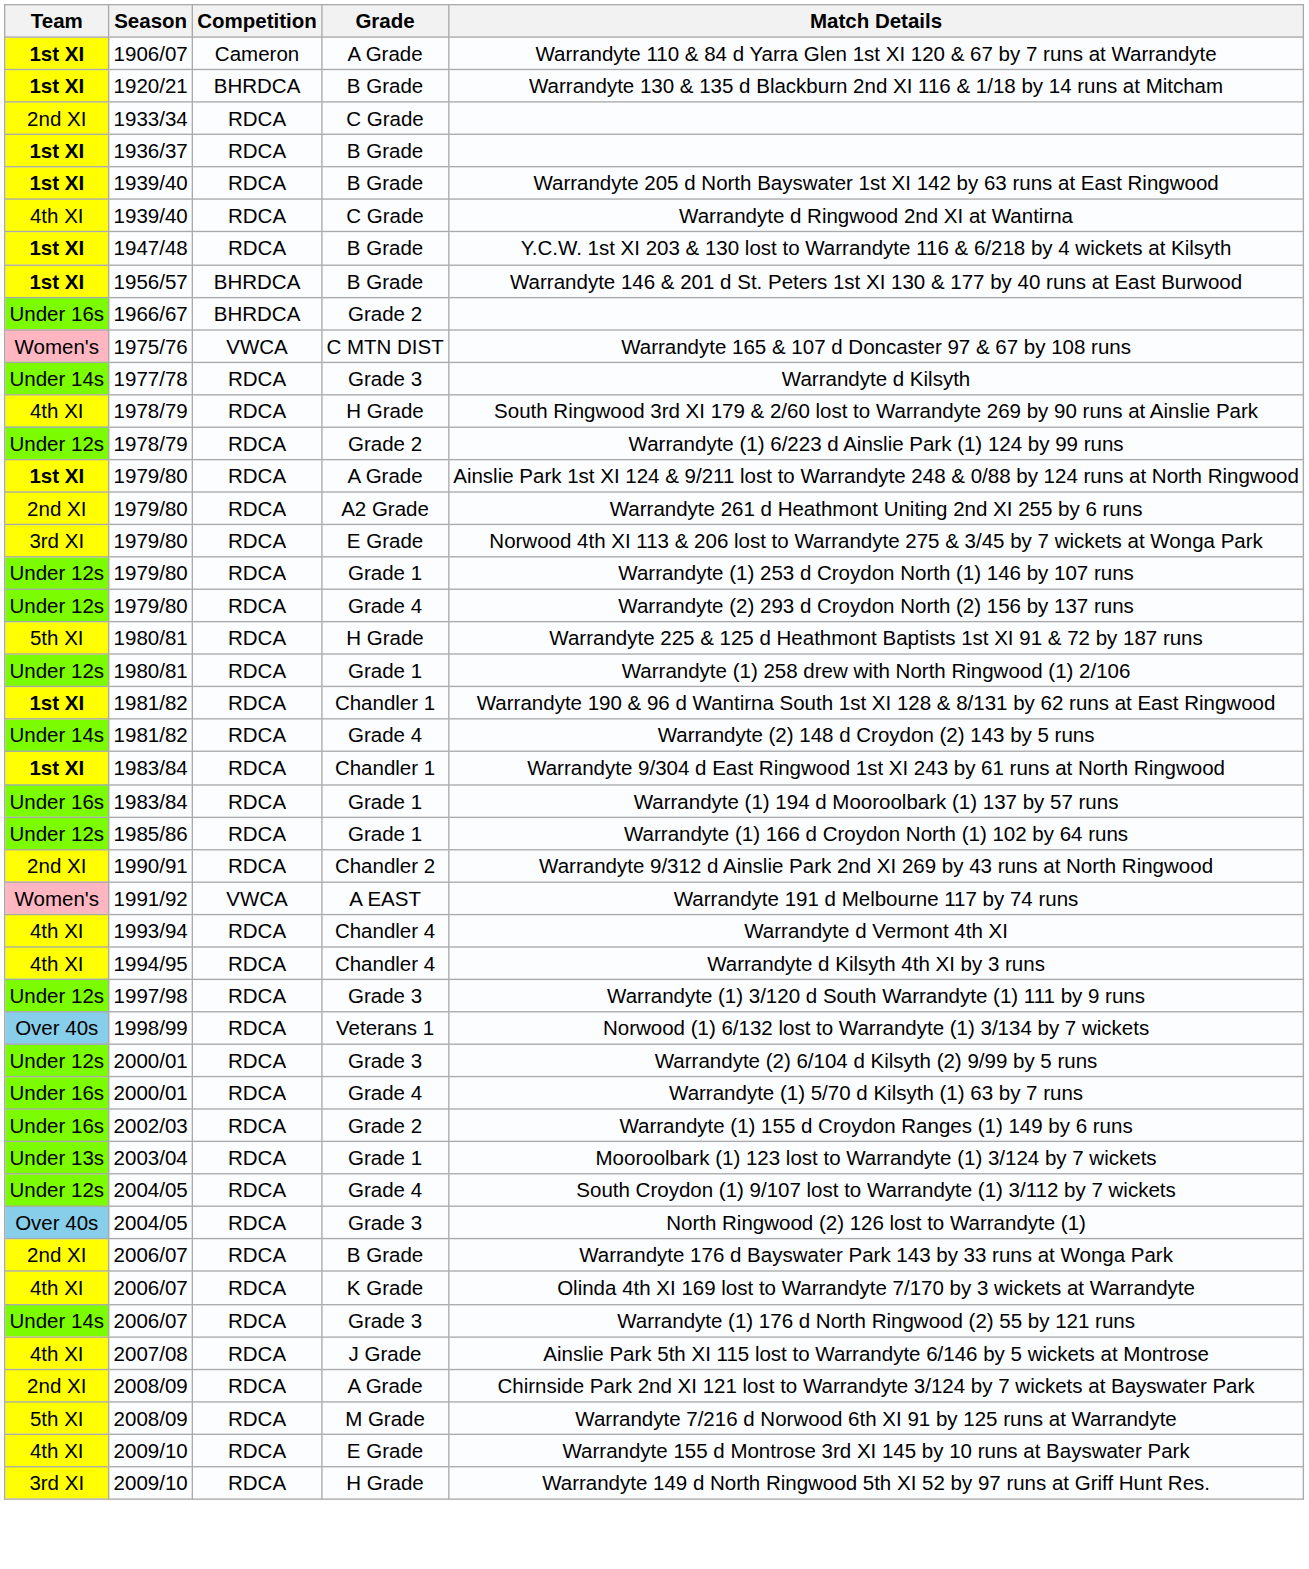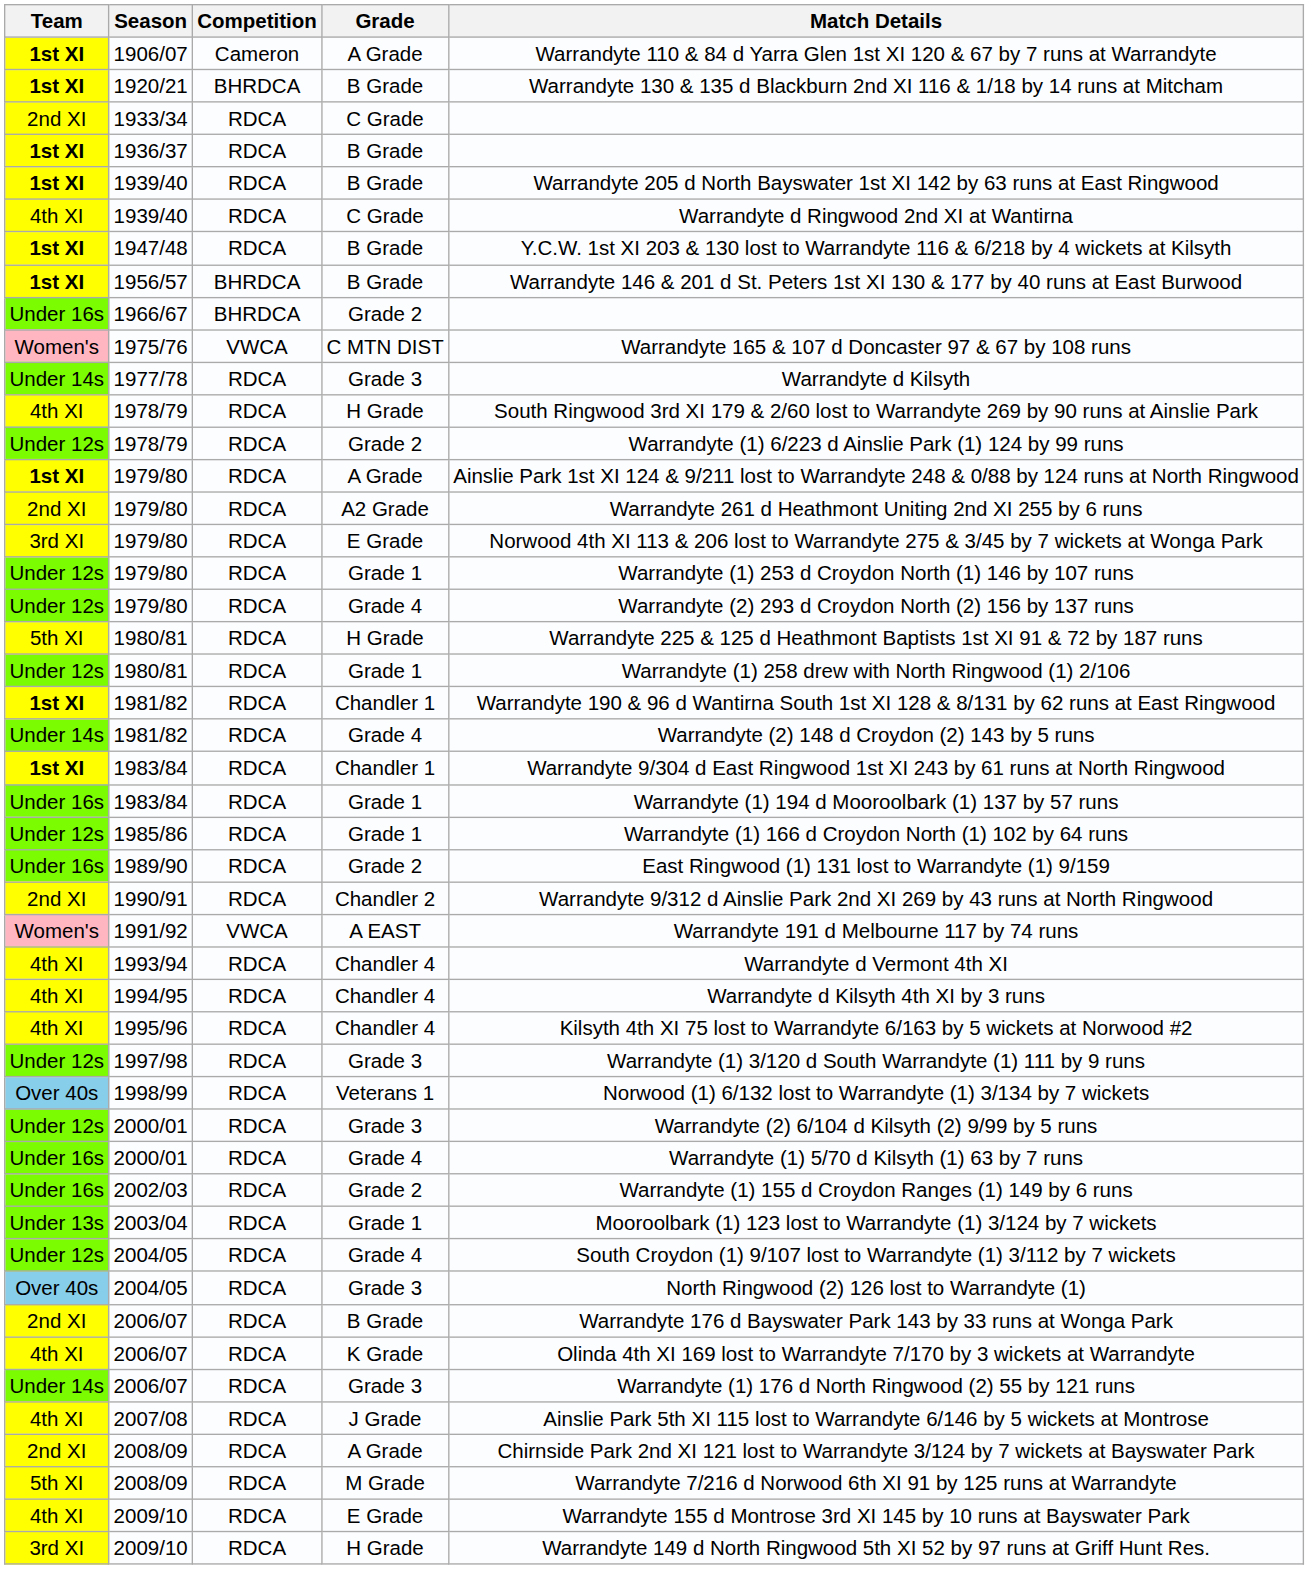+ row: (151, 866)
+ row: (151, 1028)
